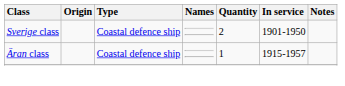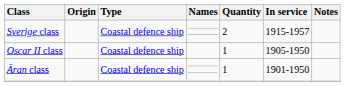(284, 31) 1901-1950 -> (287, 31) 1915-1957
+ row: (35, 50)
(284, 53) 1915-1957 -> (287, 69) 1901-1950
